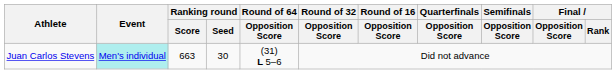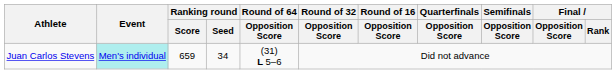(187, 57) 663 -> (187, 57) 659
(223, 57) 30 -> (223, 57) 34
